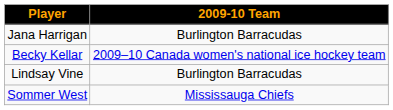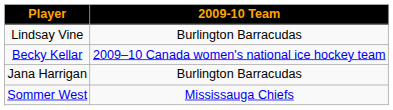rows swapped: (47, 34) <-> (47, 74)
